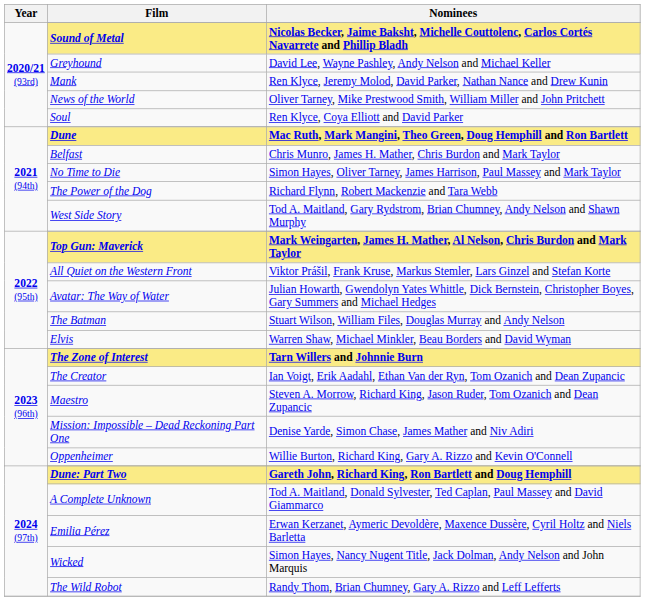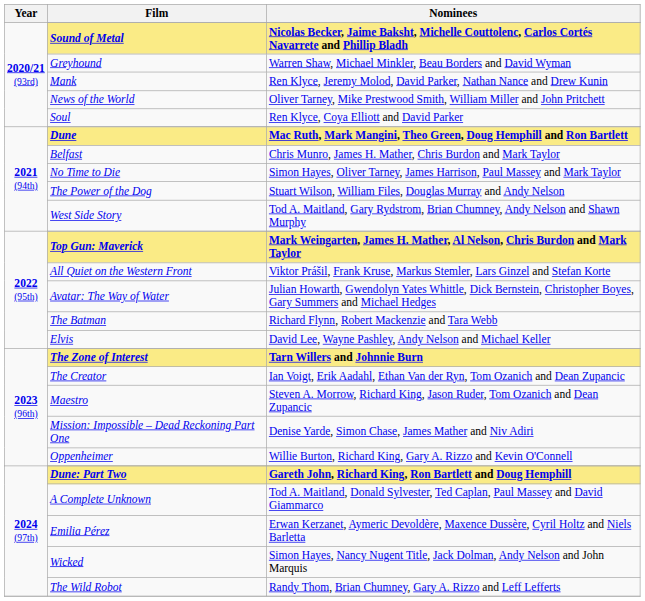(410, 63) David Lee, Wayne Pashley, Andy Nelson and Michael Keller -> (420, 63) Warren Shaw, Michael Minkler, Beau Borders and David Wyman
(383, 191) Richard Flynn, Robert Mackenzie and Tara Webb -> (417, 191) Stuart Wilson, William Files, Douglas Murray and Andy Nelson
(417, 321) Stuart Wilson, William Files, Douglas Murray and Andy Nelson -> (383, 321) Richard Flynn, Robert Mackenzie and Tara Webb
(420, 339) Warren Shaw, Michael Minkler, Beau Borders and David Wyman -> (410, 339) David Lee, Wayne Pashley, Andy Nelson and Michael Keller
